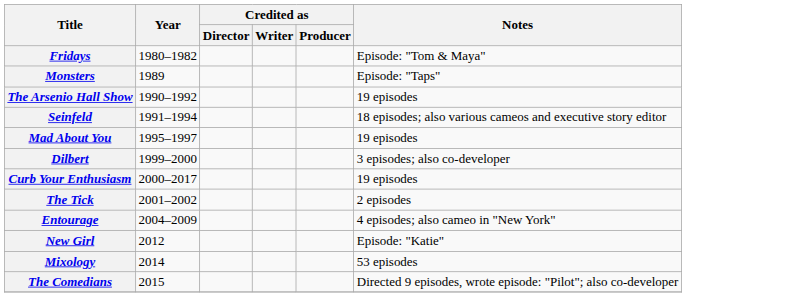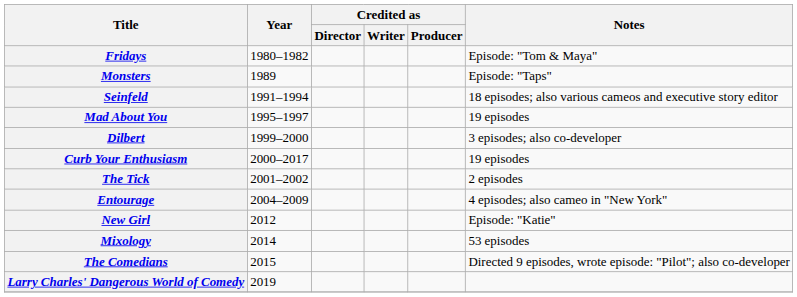- row: (70, 96)
+ row: (126, 281)
